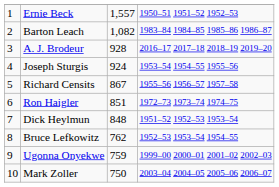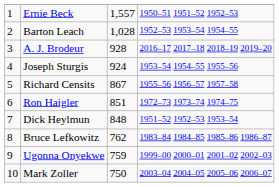(122, 31) 1,082 -> (122, 31) 1,028
(206, 31) 1983–84 1984–85 1985–86 1986–87 -> (189, 31) 1952–53 1953–54 1954–55
(189, 137) 1952–53 1953–54 1954–55 -> (206, 137) 1983–84 1984–85 1985–86 1986–87
